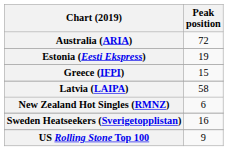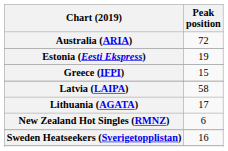+ row: (94, 105)
- row: (94, 137)
